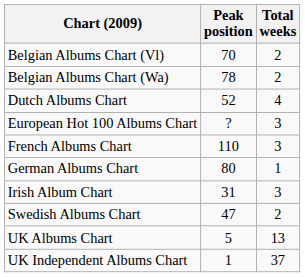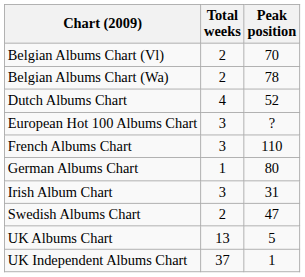columns swapped: (228, 24) <-> (278, 24)
